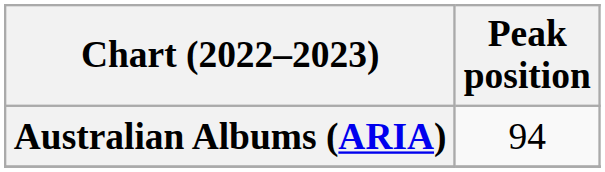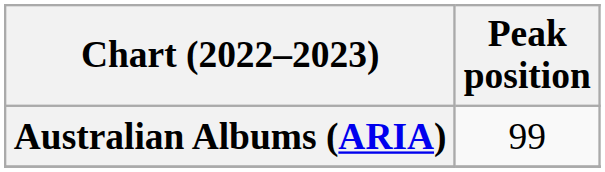(527, 135) 94 -> (527, 135) 99
